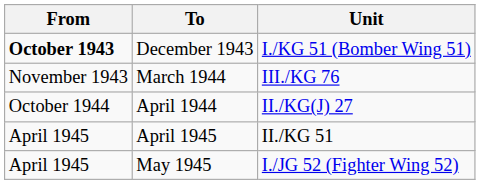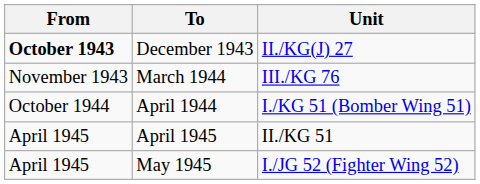(366, 48) I./KG 51 (Bomber Wing 51) -> (307, 48) II./KG(J) 27
(307, 106) II./KG(J) 27 -> (366, 106) I./KG 51 (Bomber Wing 51)
